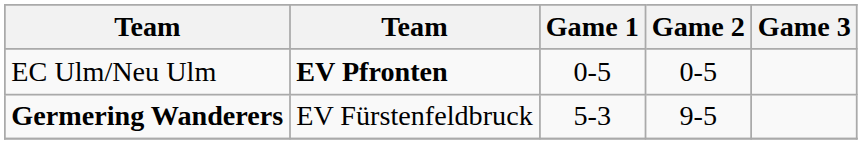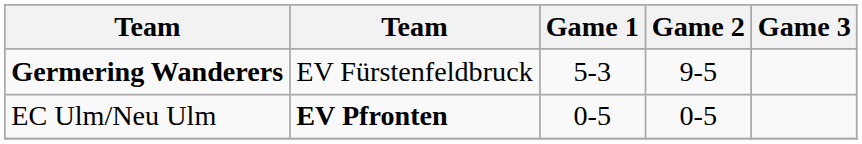rows swapped: (114, 71) <-> (147, 116)
